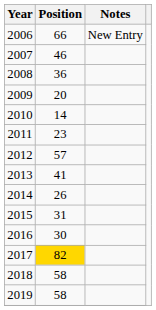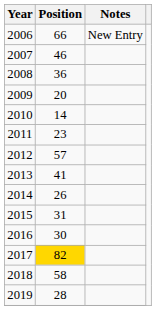(60, 295) 58 -> (60, 295) 28
